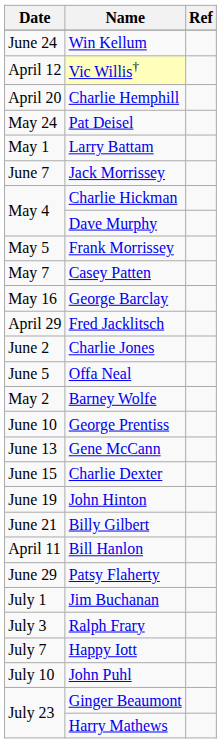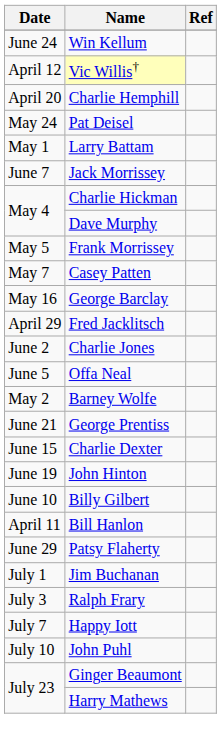(33, 424) June 10 -> (33, 424) June 21
- row: (115, 449)
(33, 524) June 21 -> (33, 499) June 10
